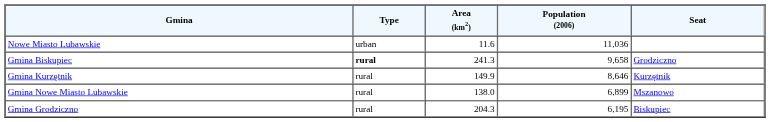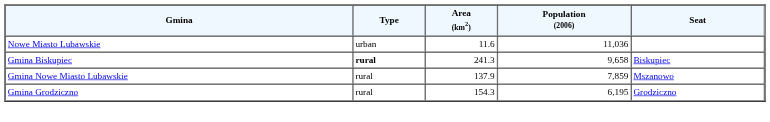(655, 60) Grodziczno -> (652, 60) Biskupiec
- row: (40, 76)
(484, 92) 138.0 -> (484, 76) 137.9
(618, 92) 6,899 -> (618, 76) 7,859
(484, 108) 204.3 -> (484, 92) 154.3
(652, 108) Biskupiec -> (655, 92) Grodziczno
